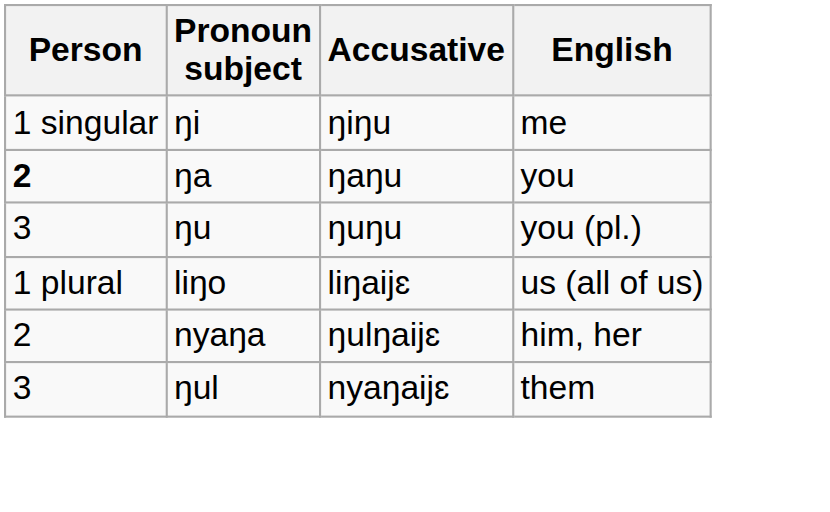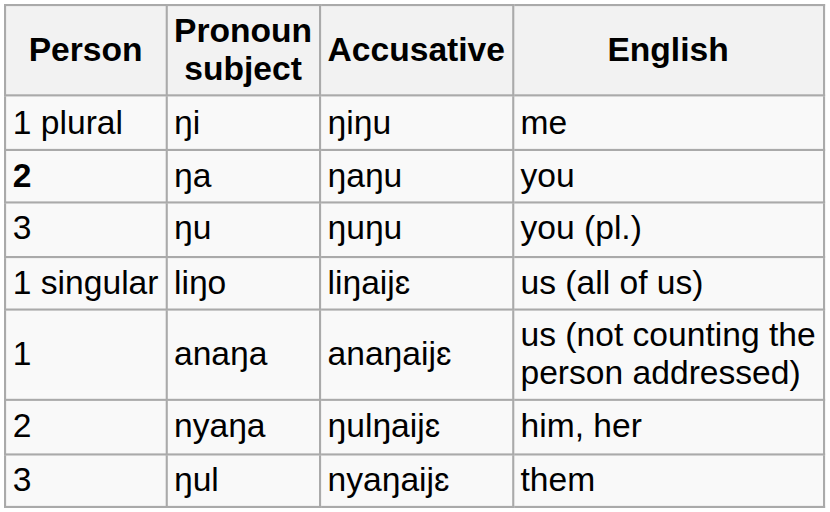(86, 122) 1 singular -> (68, 122) 1 plural
(68, 282) 1 plural -> (86, 282) 1 singular
+ row: (221, 354)
